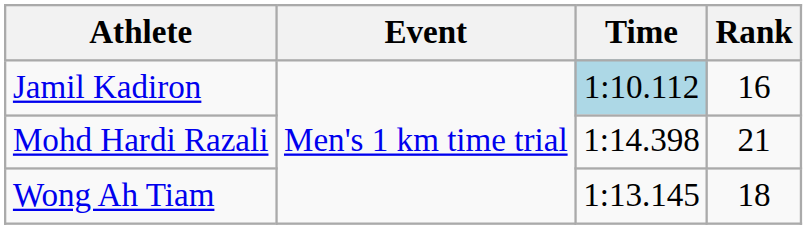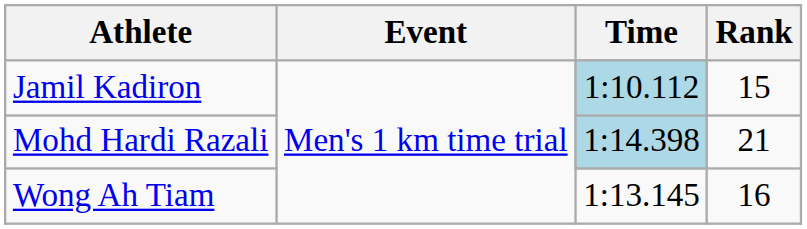(754, 86) 16 -> (754, 86) 15
(642, 141) no background -> (642, 141) lightblue background
(754, 196) 18 -> (754, 196) 16
